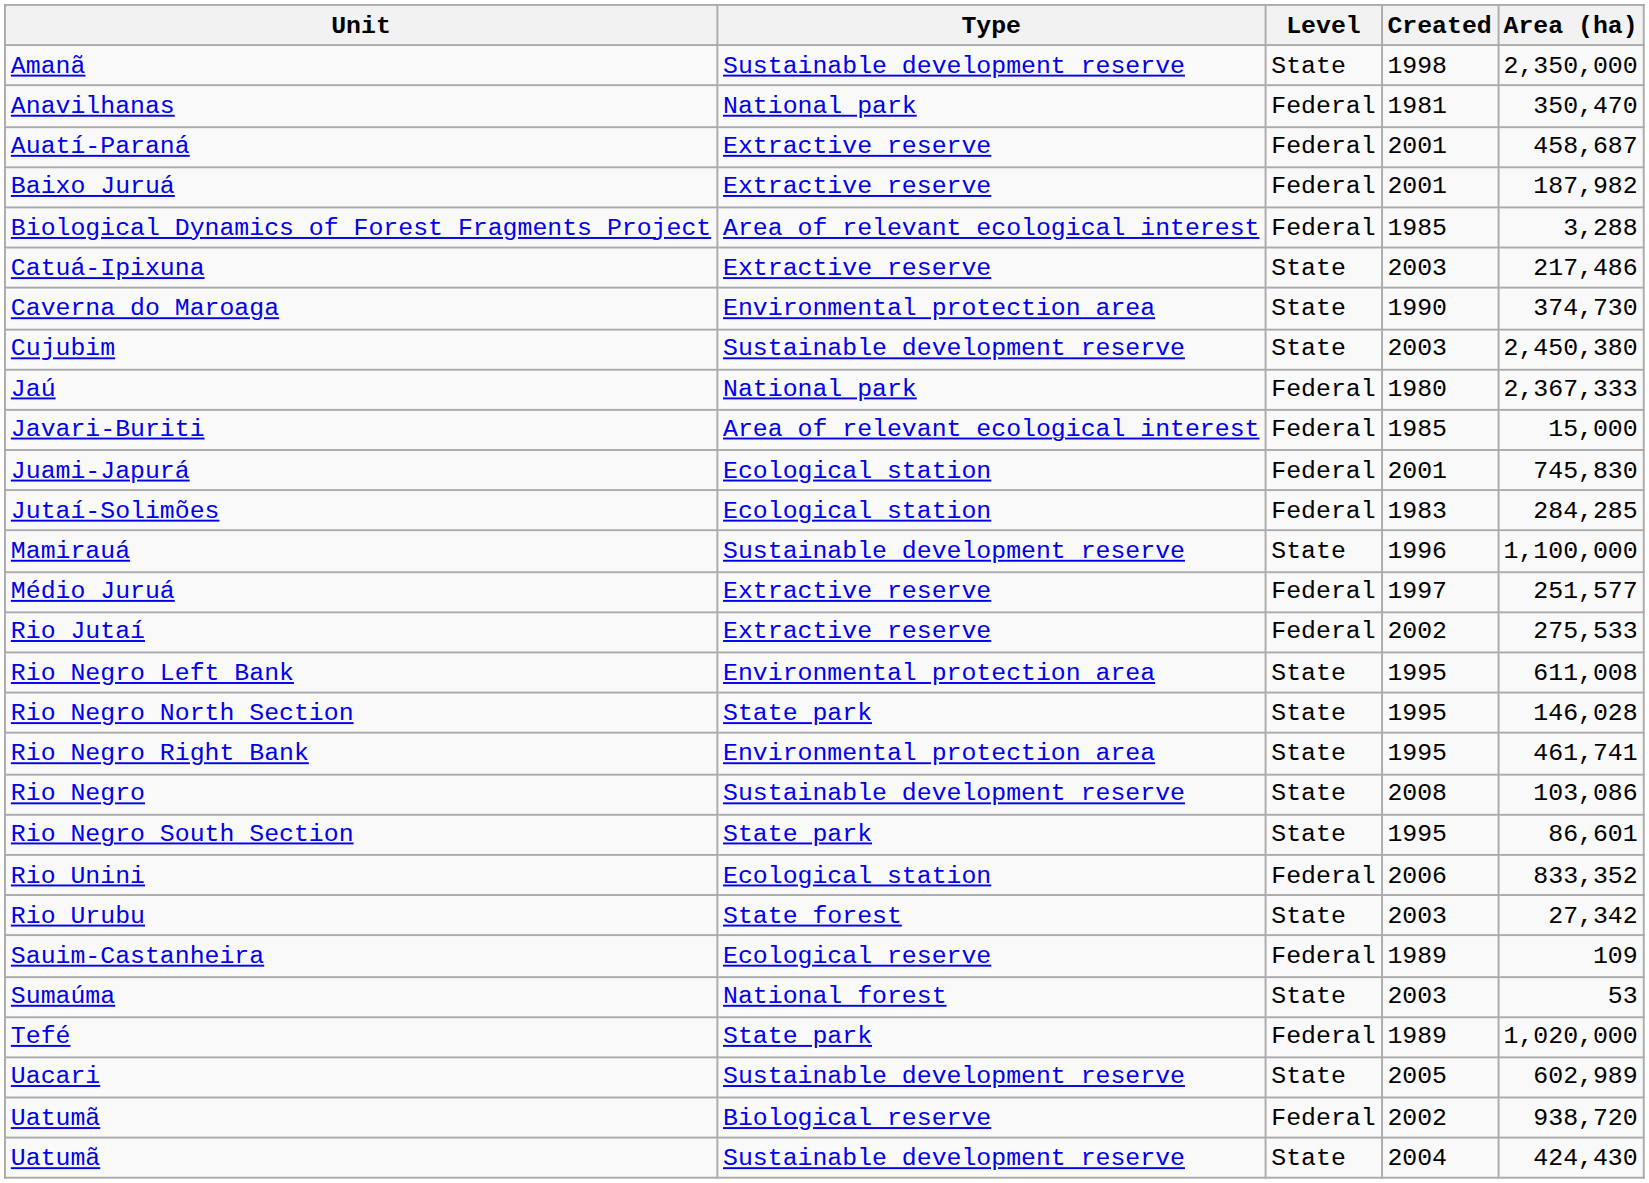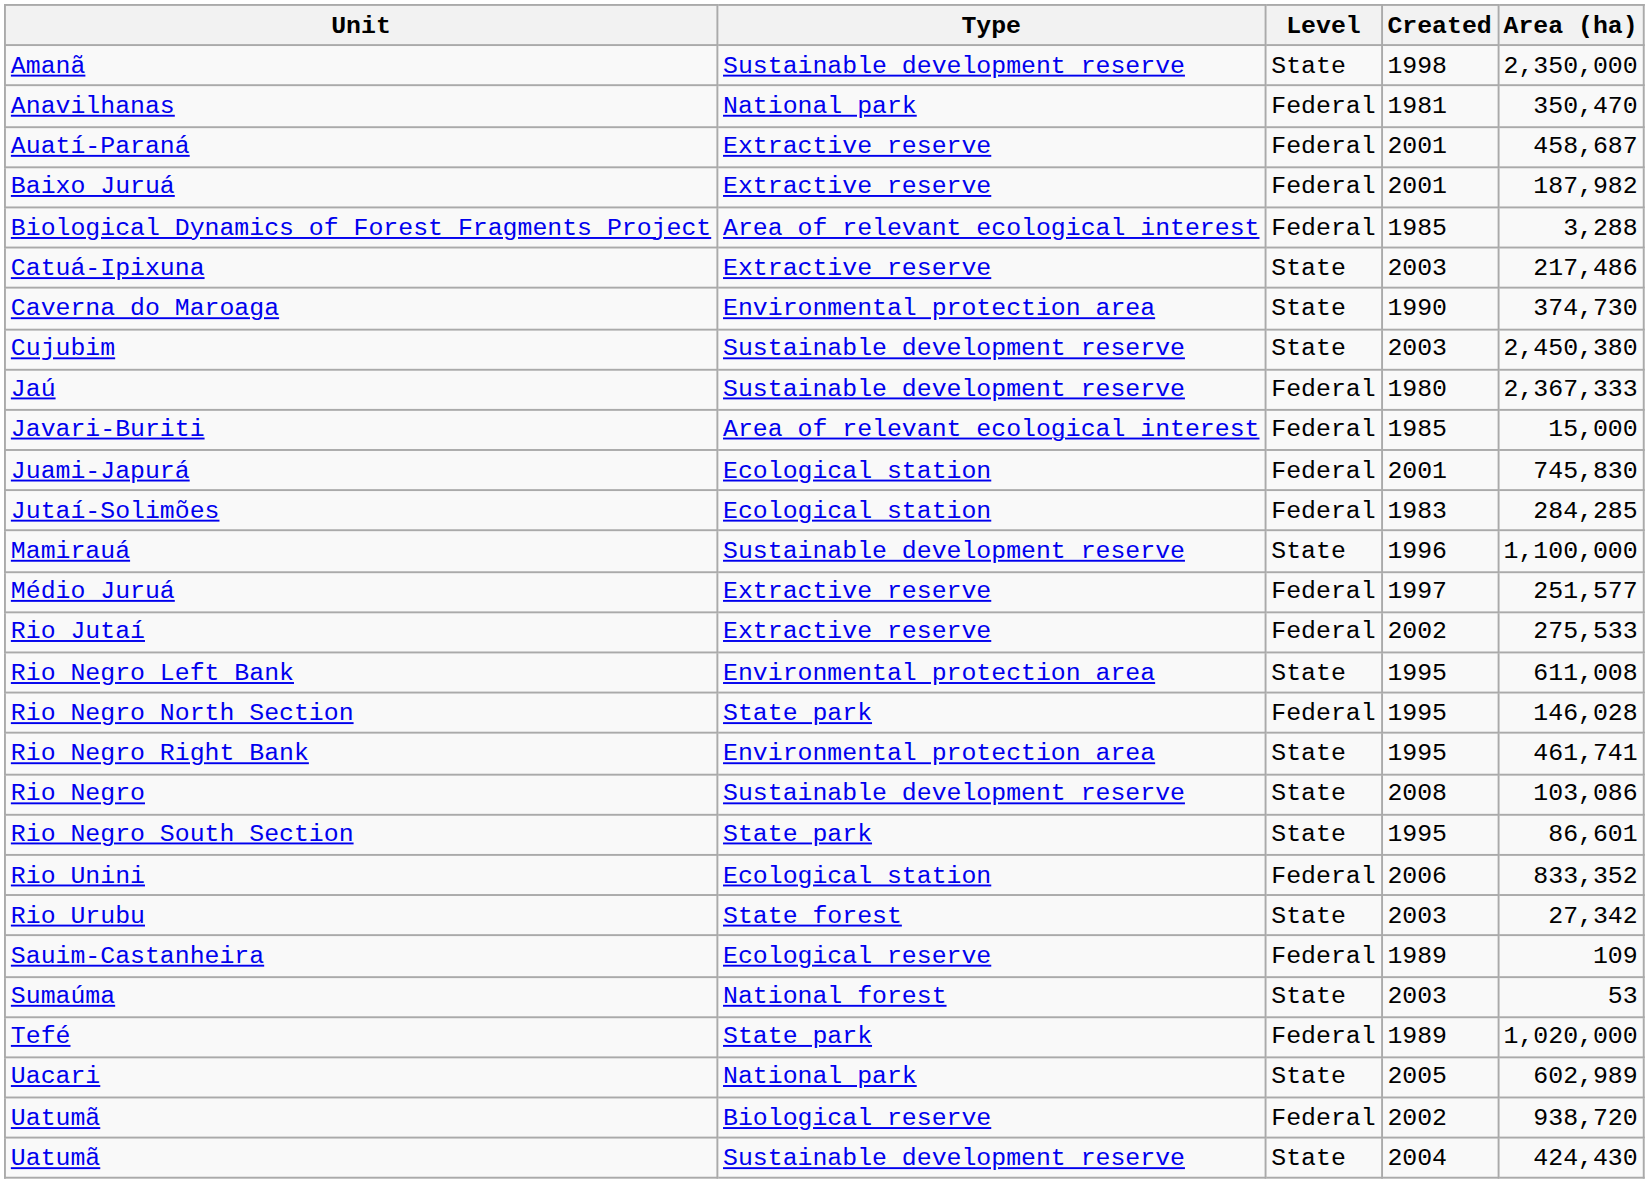(820, 389) National park -> (954, 389) Sustainable development reserve
(1309, 713) State -> (1323, 713) Federal
(954, 1077) Sustainable development reserve -> (820, 1077) National park
